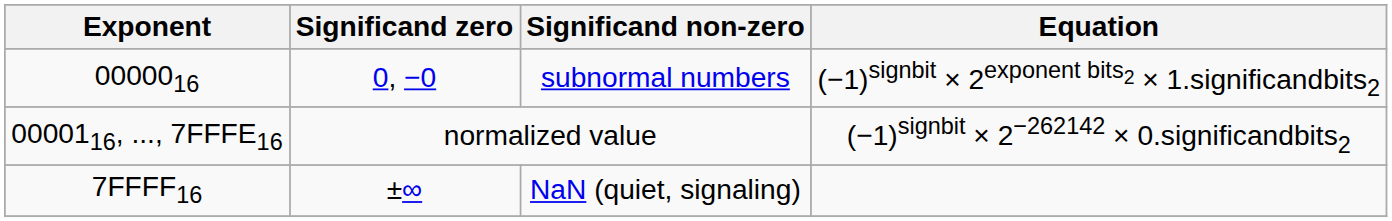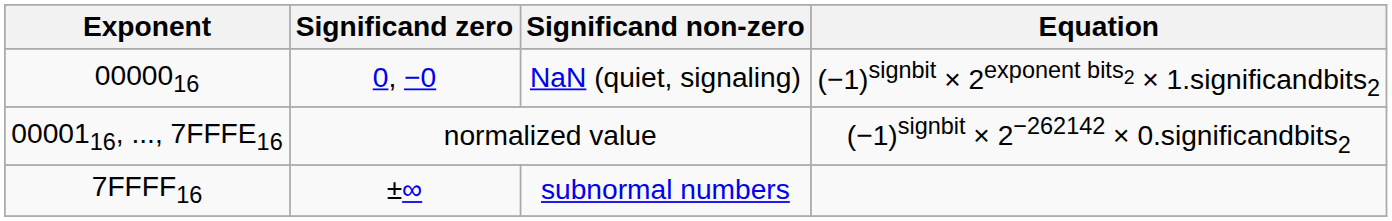(665, 78) subnormal numbers -> (665, 78) NaN (quiet, signaling)
(665, 190) NaN (quiet, signaling) -> (665, 190) subnormal numbers
